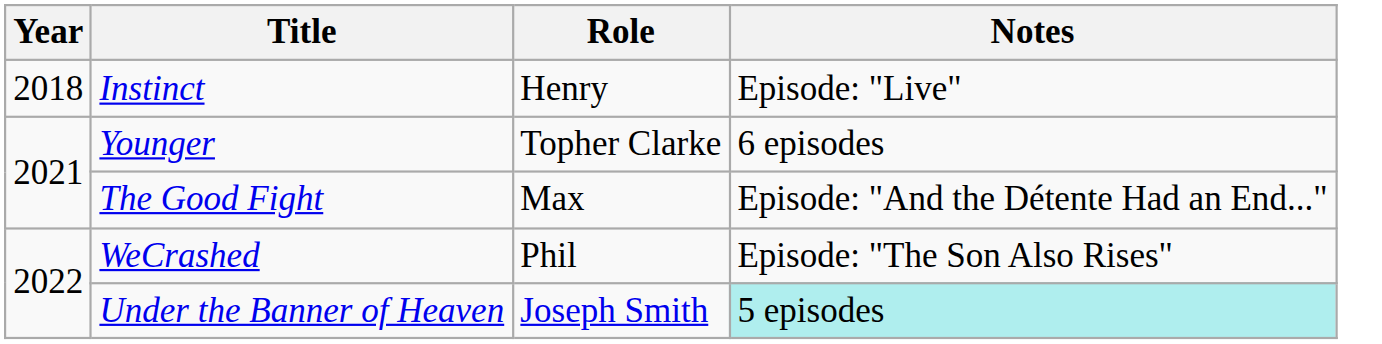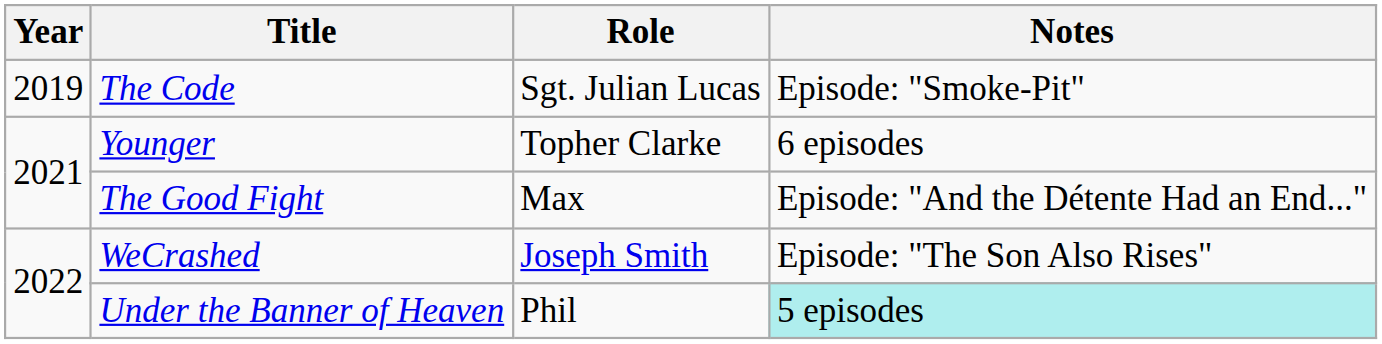- row: (152, 87)
+ row: (167, 87)
(549, 254) Phil -> (614, 254) Joseph Smith
(614, 310) Joseph Smith -> (549, 310) Phil
